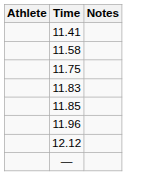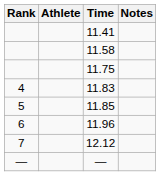+ column: (21, 13)
